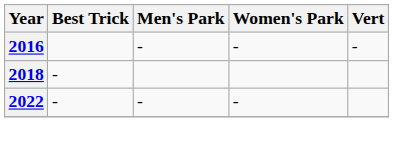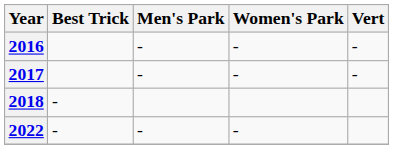+ row: (26, 74)
